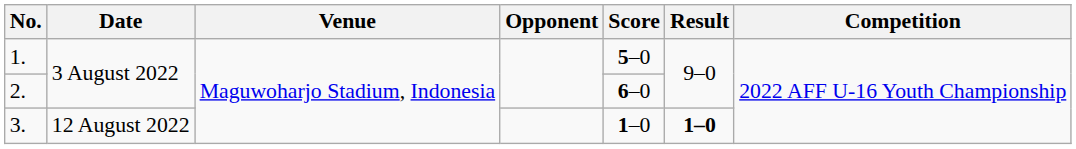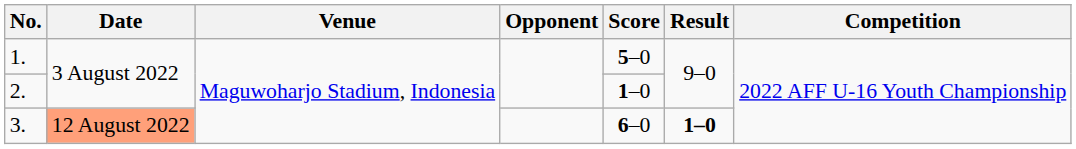(634, 90) 6–0 -> (634, 90) 1–0
(121, 125) no background -> (121, 125) lightsalmon background
(634, 125) 1–0 -> (634, 125) 6–0
